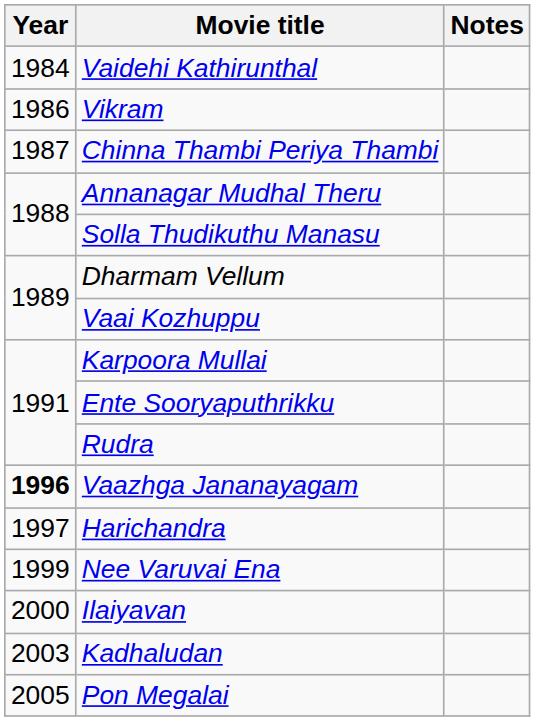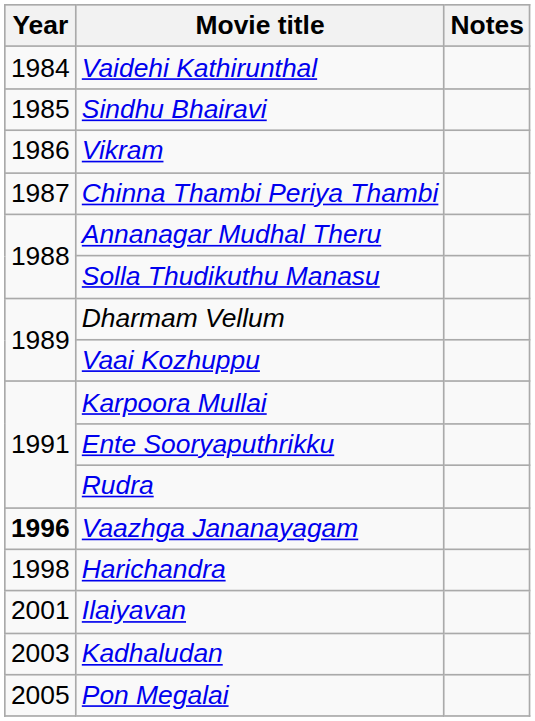+ row: (174, 109)
(40, 527) 1997 -> (40, 569) 1998
- row: (181, 569)
(40, 611) 2000 -> (40, 611) 2001
